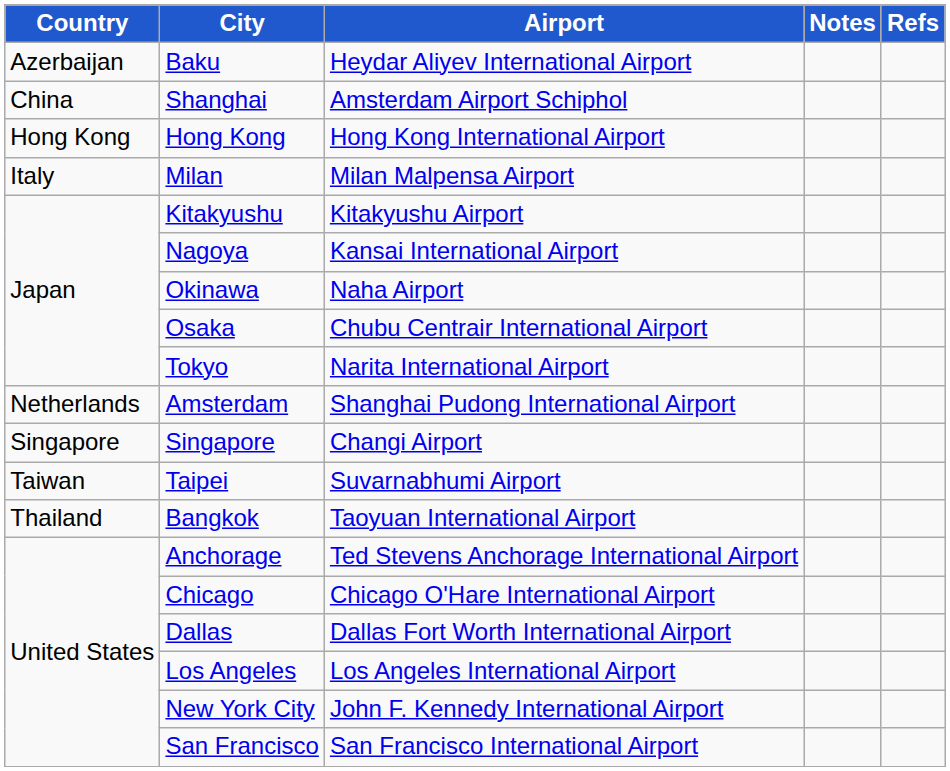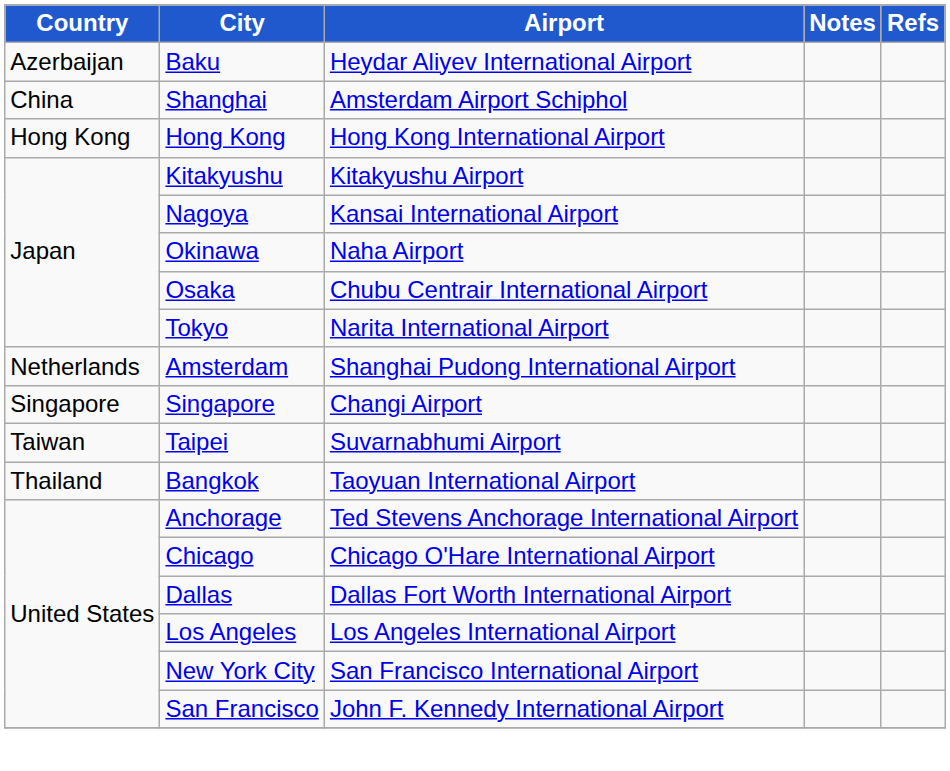- row: (194, 175)
(527, 708) John F. Kennedy International Airport -> (514, 670) San Francisco International Airport
(514, 746) San Francisco International Airport -> (527, 708) John F. Kennedy International Airport
